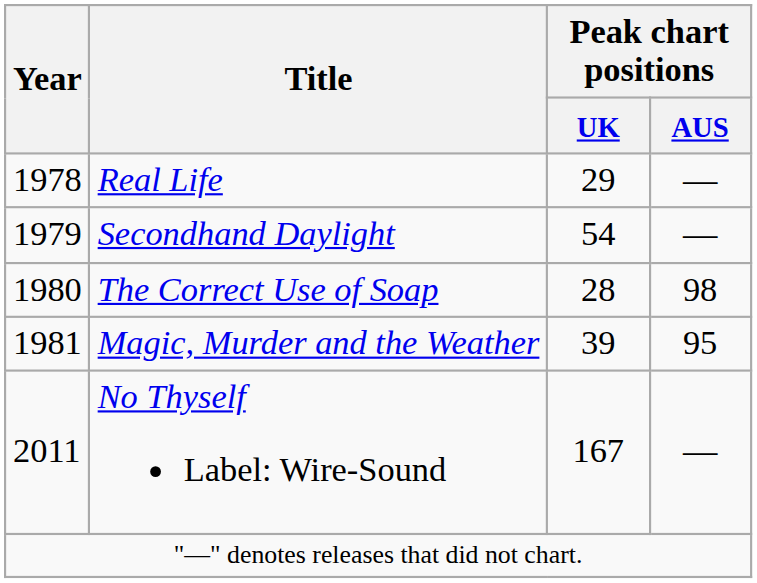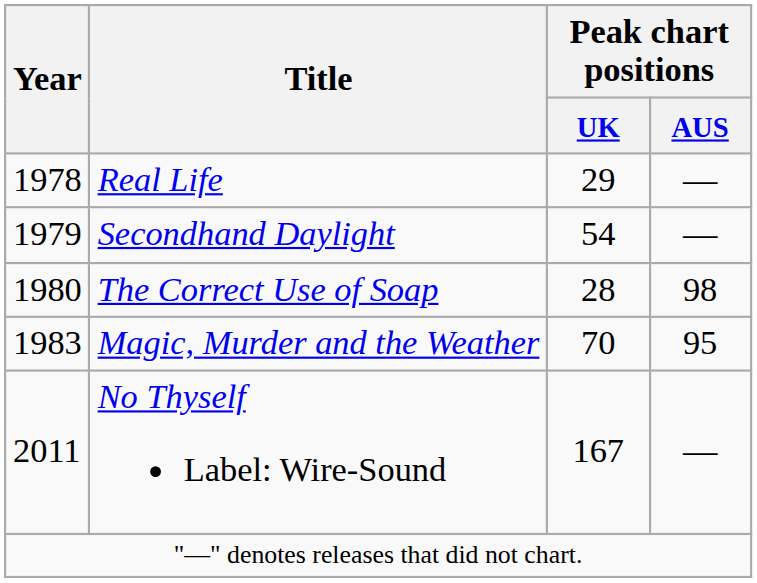(47, 343) 1981 -> (47, 343) 1983
(598, 343) 39 -> (598, 343) 70
